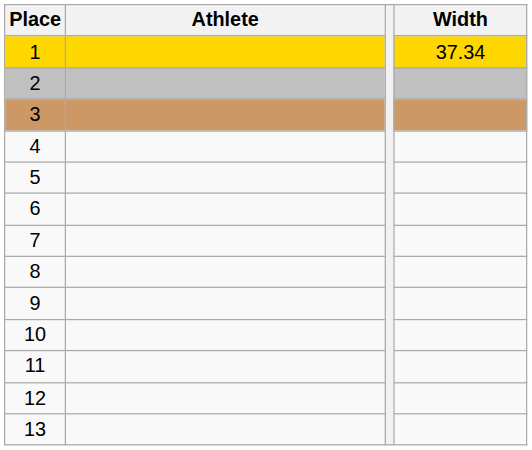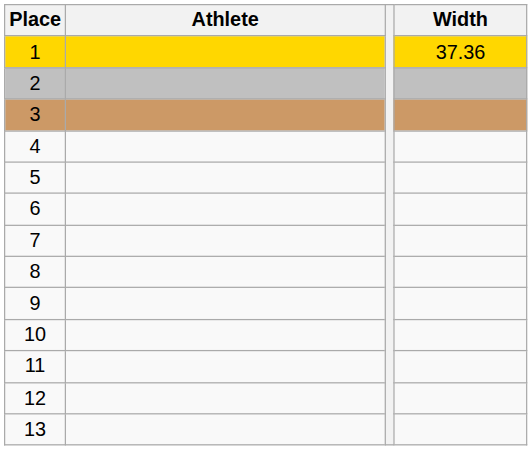(460, 51) 37.34 -> (460, 51) 37.36
